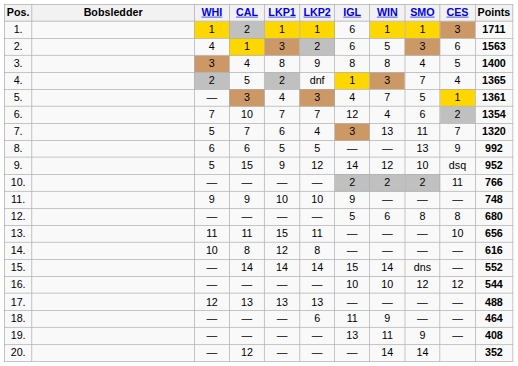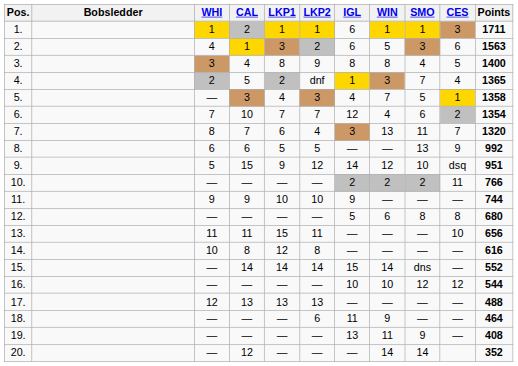(494, 98) 1361 -> (494, 98) 1358
(212, 132) 5 -> (212, 132) 8
(494, 166) 952 -> (494, 166) 951
(494, 200) 748 -> (494, 200) 744
